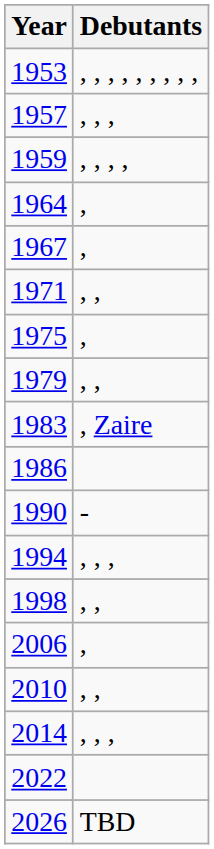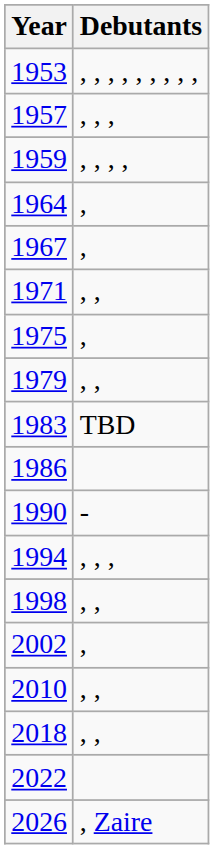(116, 423) , Zaire -> (108, 423) TBD
+ row: (39, 644)
- row: (39, 644)
- row: (39, 733)
+ row: (39, 733)
(108, 821) TBD -> (116, 821) , Zaire
